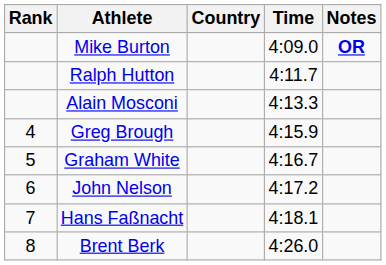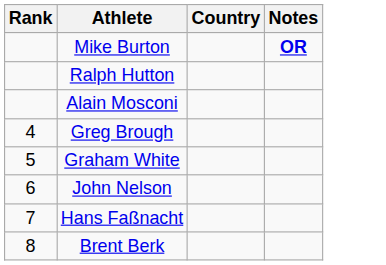- column: (293, 18)
